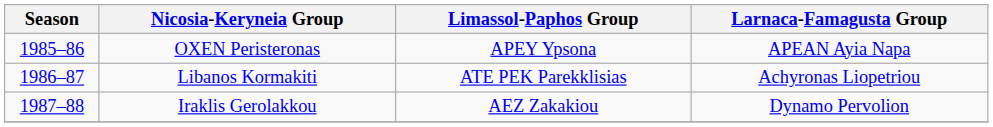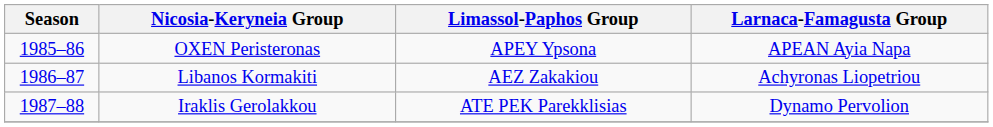(543, 77) ATE PEK Parekklisias -> (543, 77) AEZ Zakakiou
(543, 106) AEZ Zakakiou -> (543, 106) ATE PEK Parekklisias
